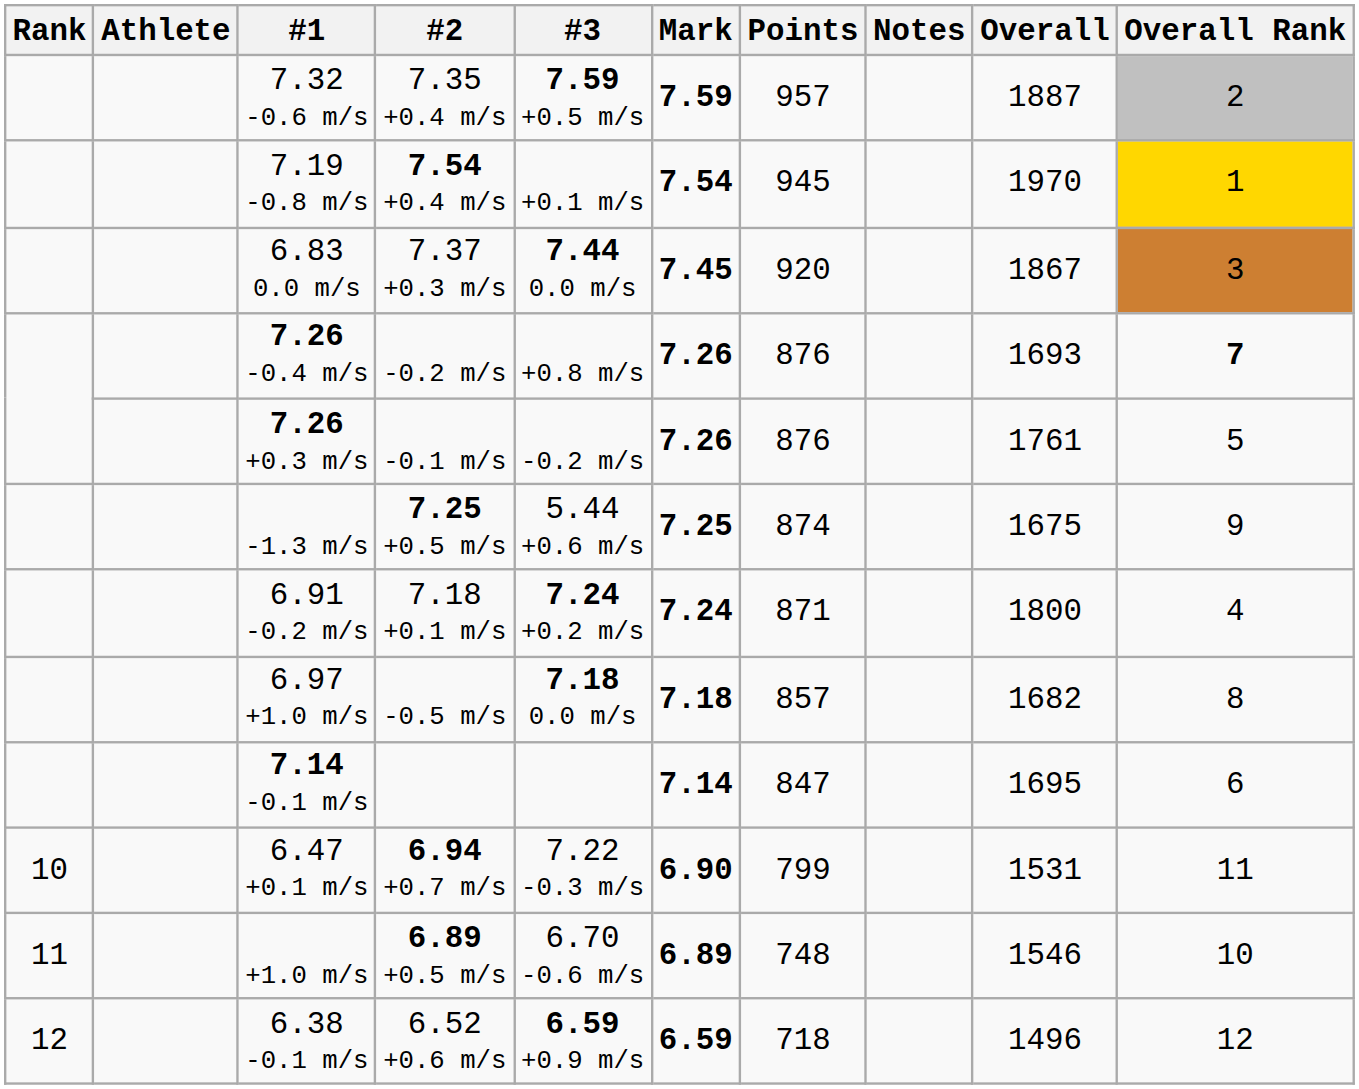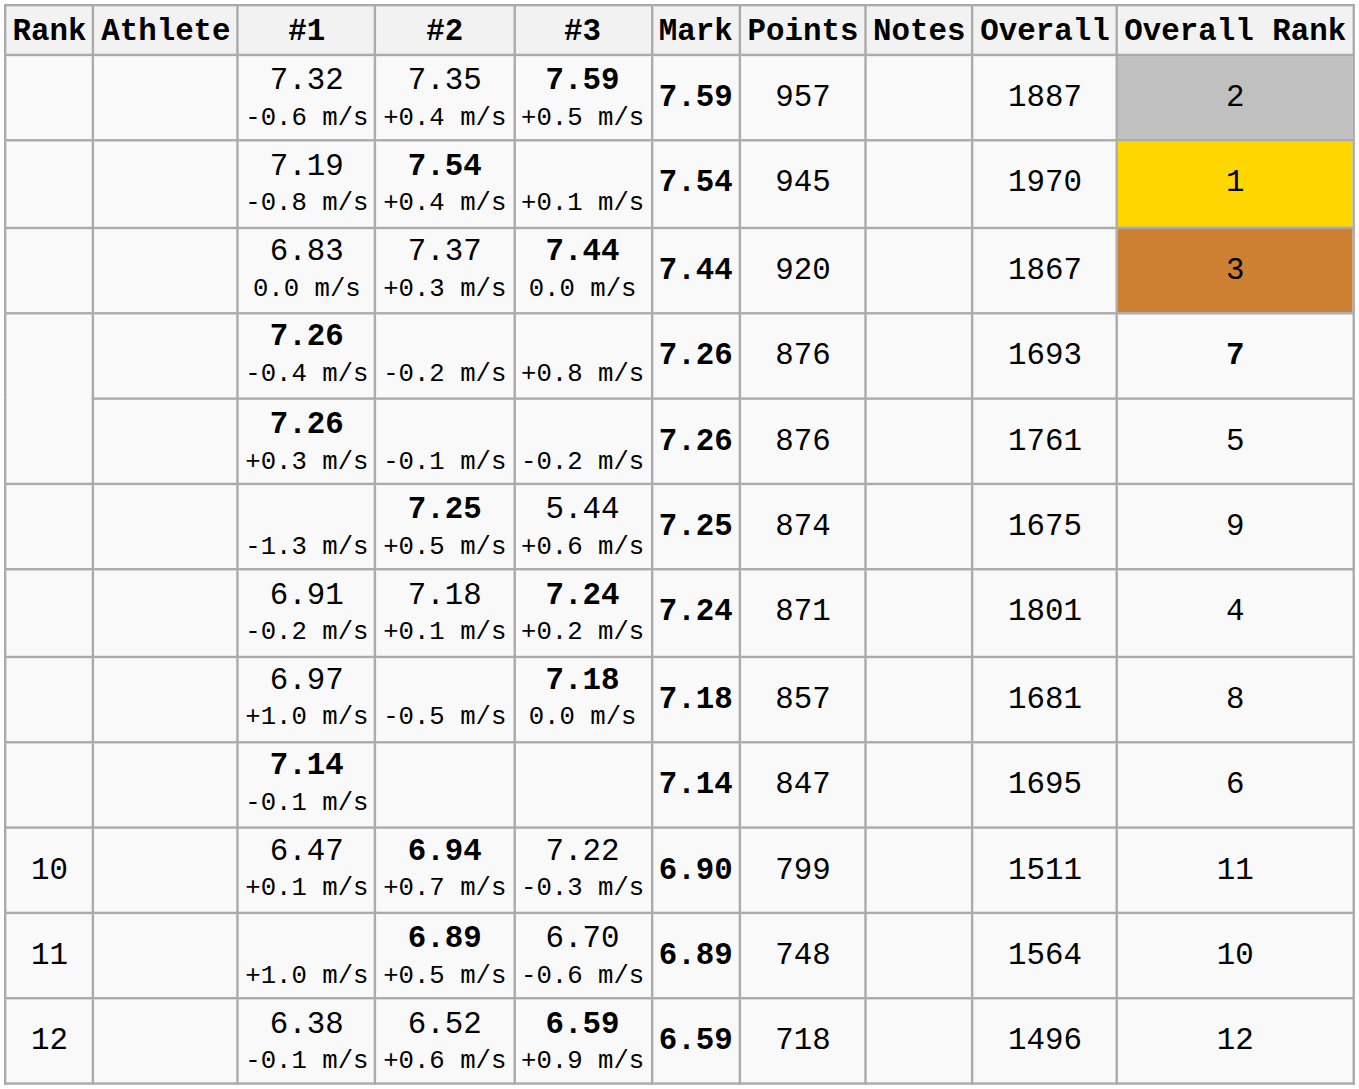(696, 270) 7.45 -> (696, 270) 7.44
(1045, 613) 1800 -> (1045, 613) 1801
(1045, 699) 1682 -> (1045, 699) 1681
(1045, 870) 1531 -> (1045, 870) 1511
(1045, 956) 1546 -> (1045, 956) 1564
